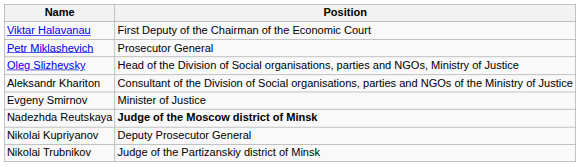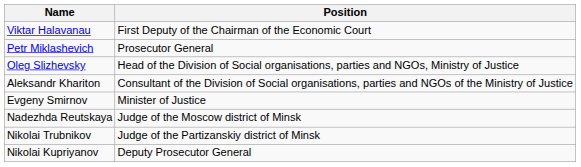(218, 118) bold -> (209, 118) normal
rows swapped: (49, 153) <-> (53, 135)
